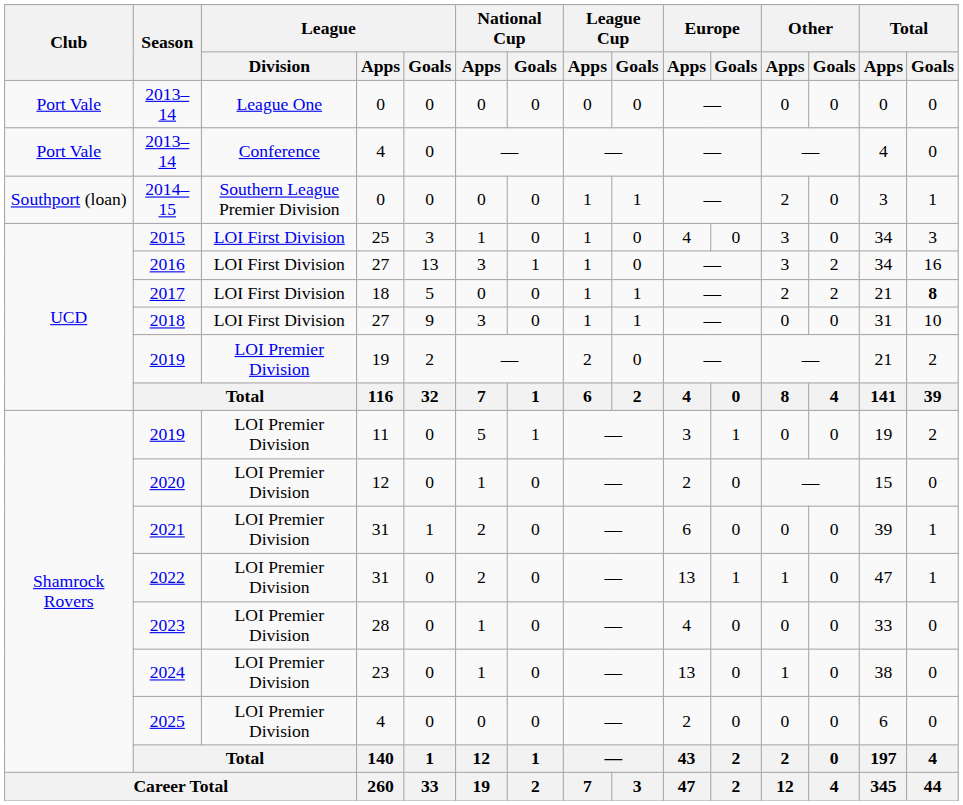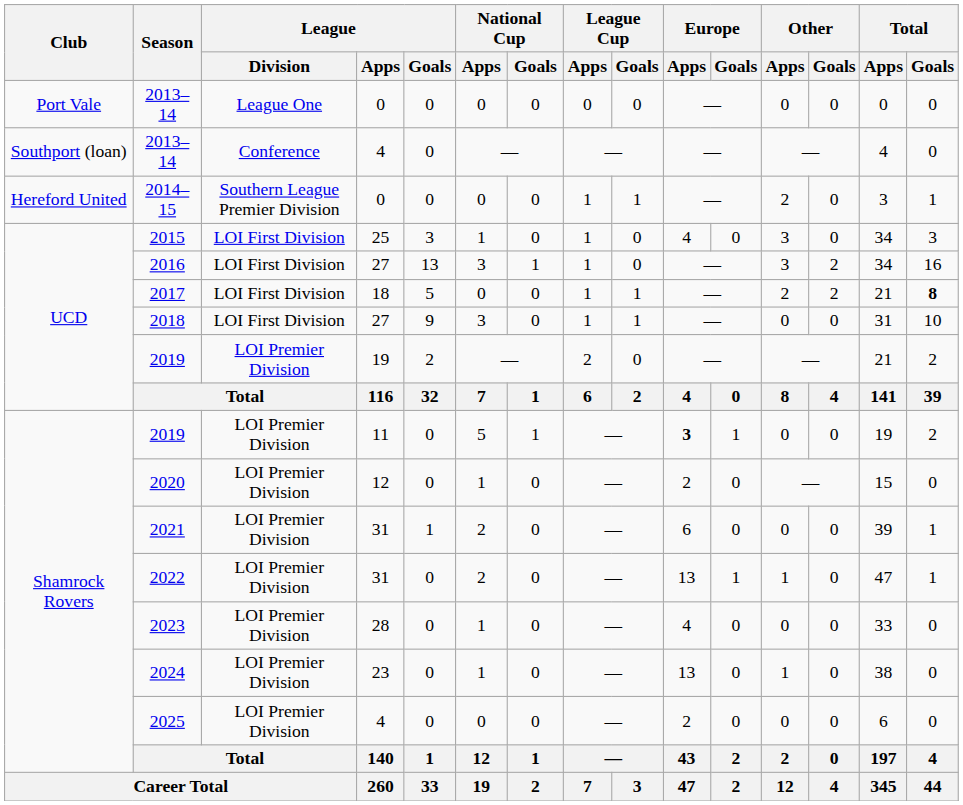(69, 151) Port Vale -> (69, 151) Southport (loan)
(69, 199) Southport (loan) -> (69, 199) Hereford United
(687, 434) normal -> (687, 434) bold
